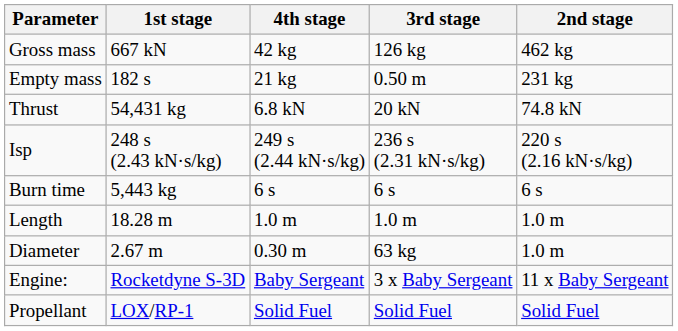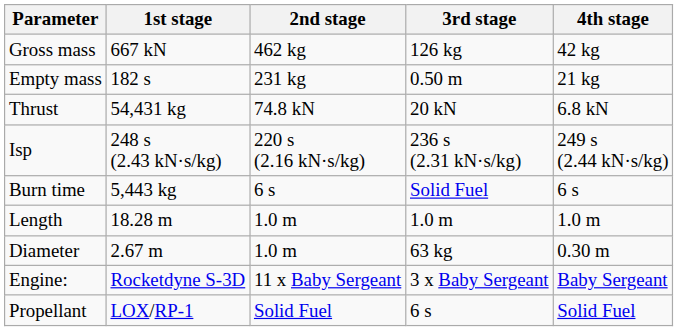columns swapped: (595, 19) <-> (310, 19)
(385, 190) 6 s -> (449, 190) Solid Fuel
(413, 310) Solid Fuel -> (421, 310) 6 s
